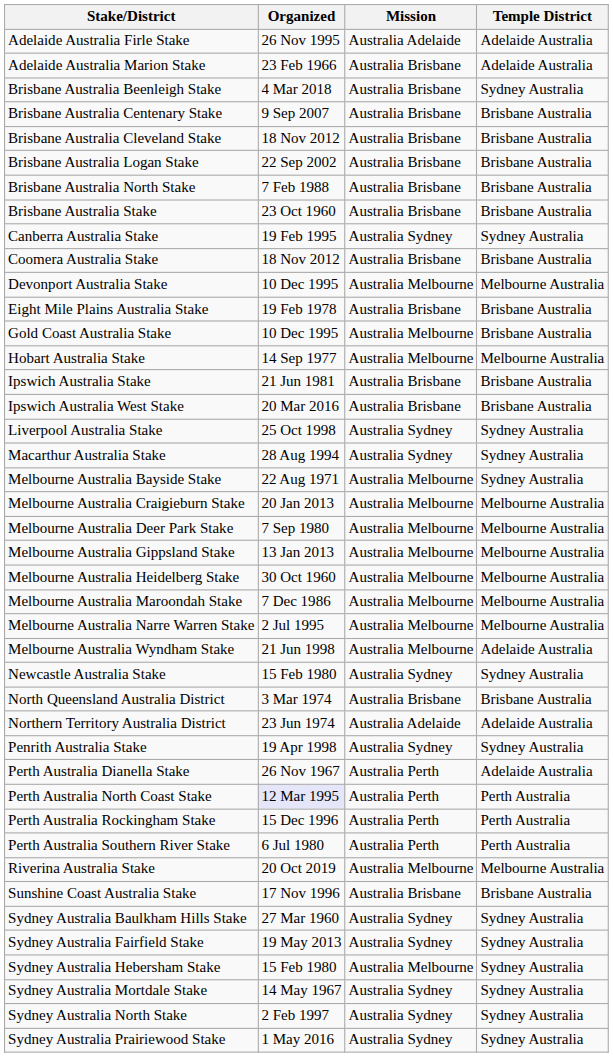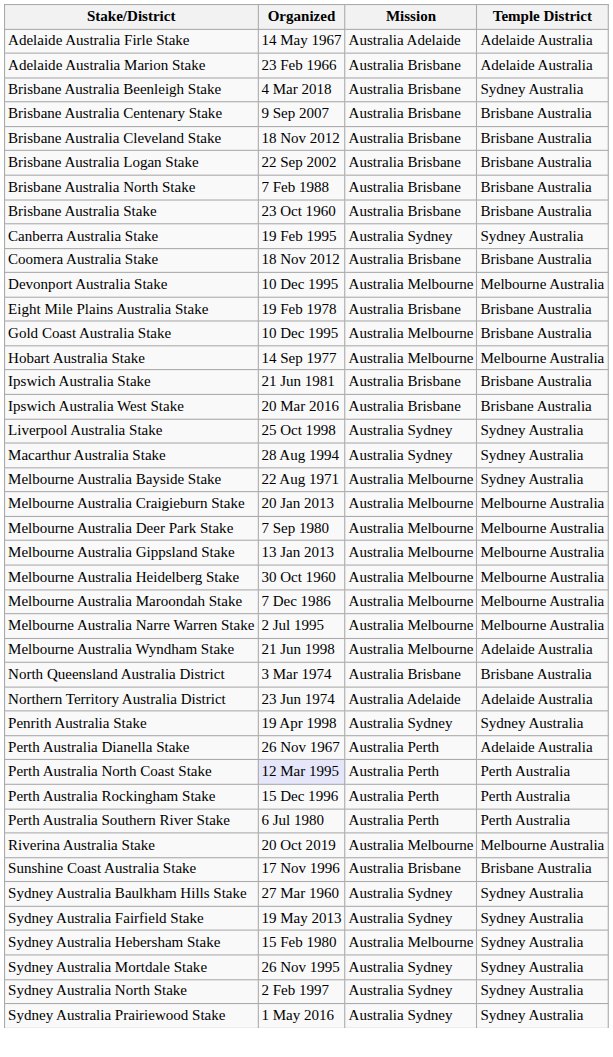(301, 40) 26 Nov 1995 -> (301, 40) 14 May 1967
- row: (87, 674)
(301, 991) 14 May 1967 -> (301, 966) 26 Nov 1995
